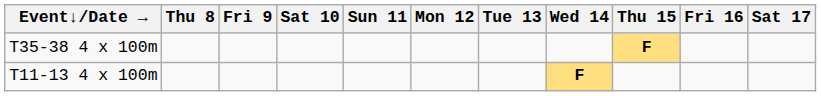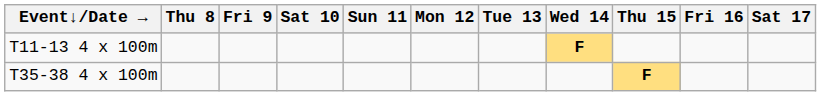rows swapped: (83, 76) <-> (83, 47)
